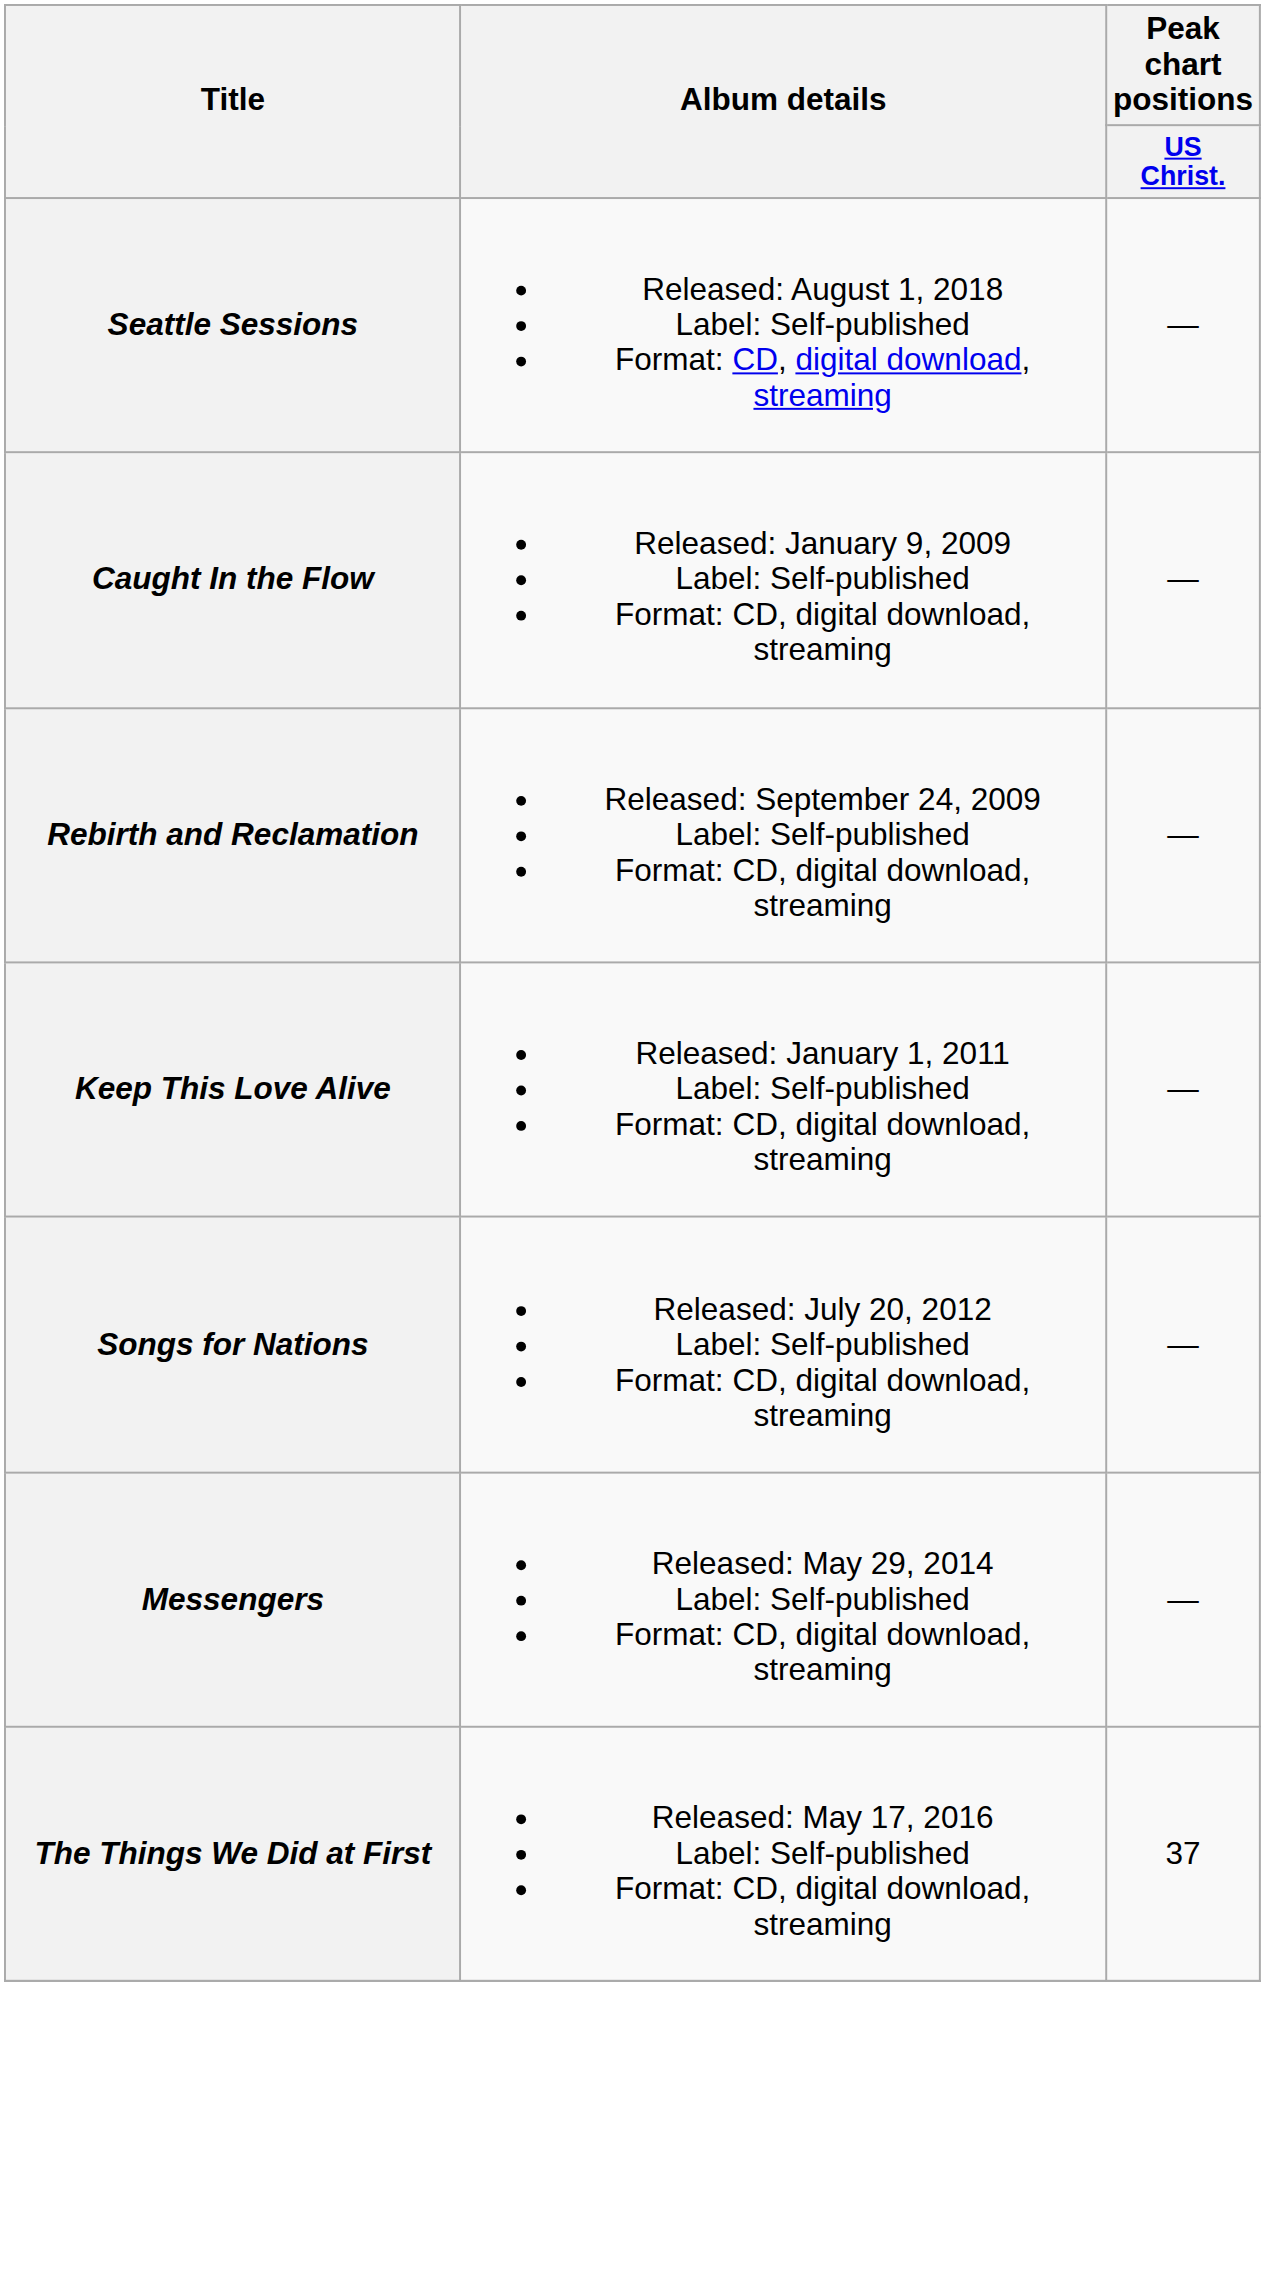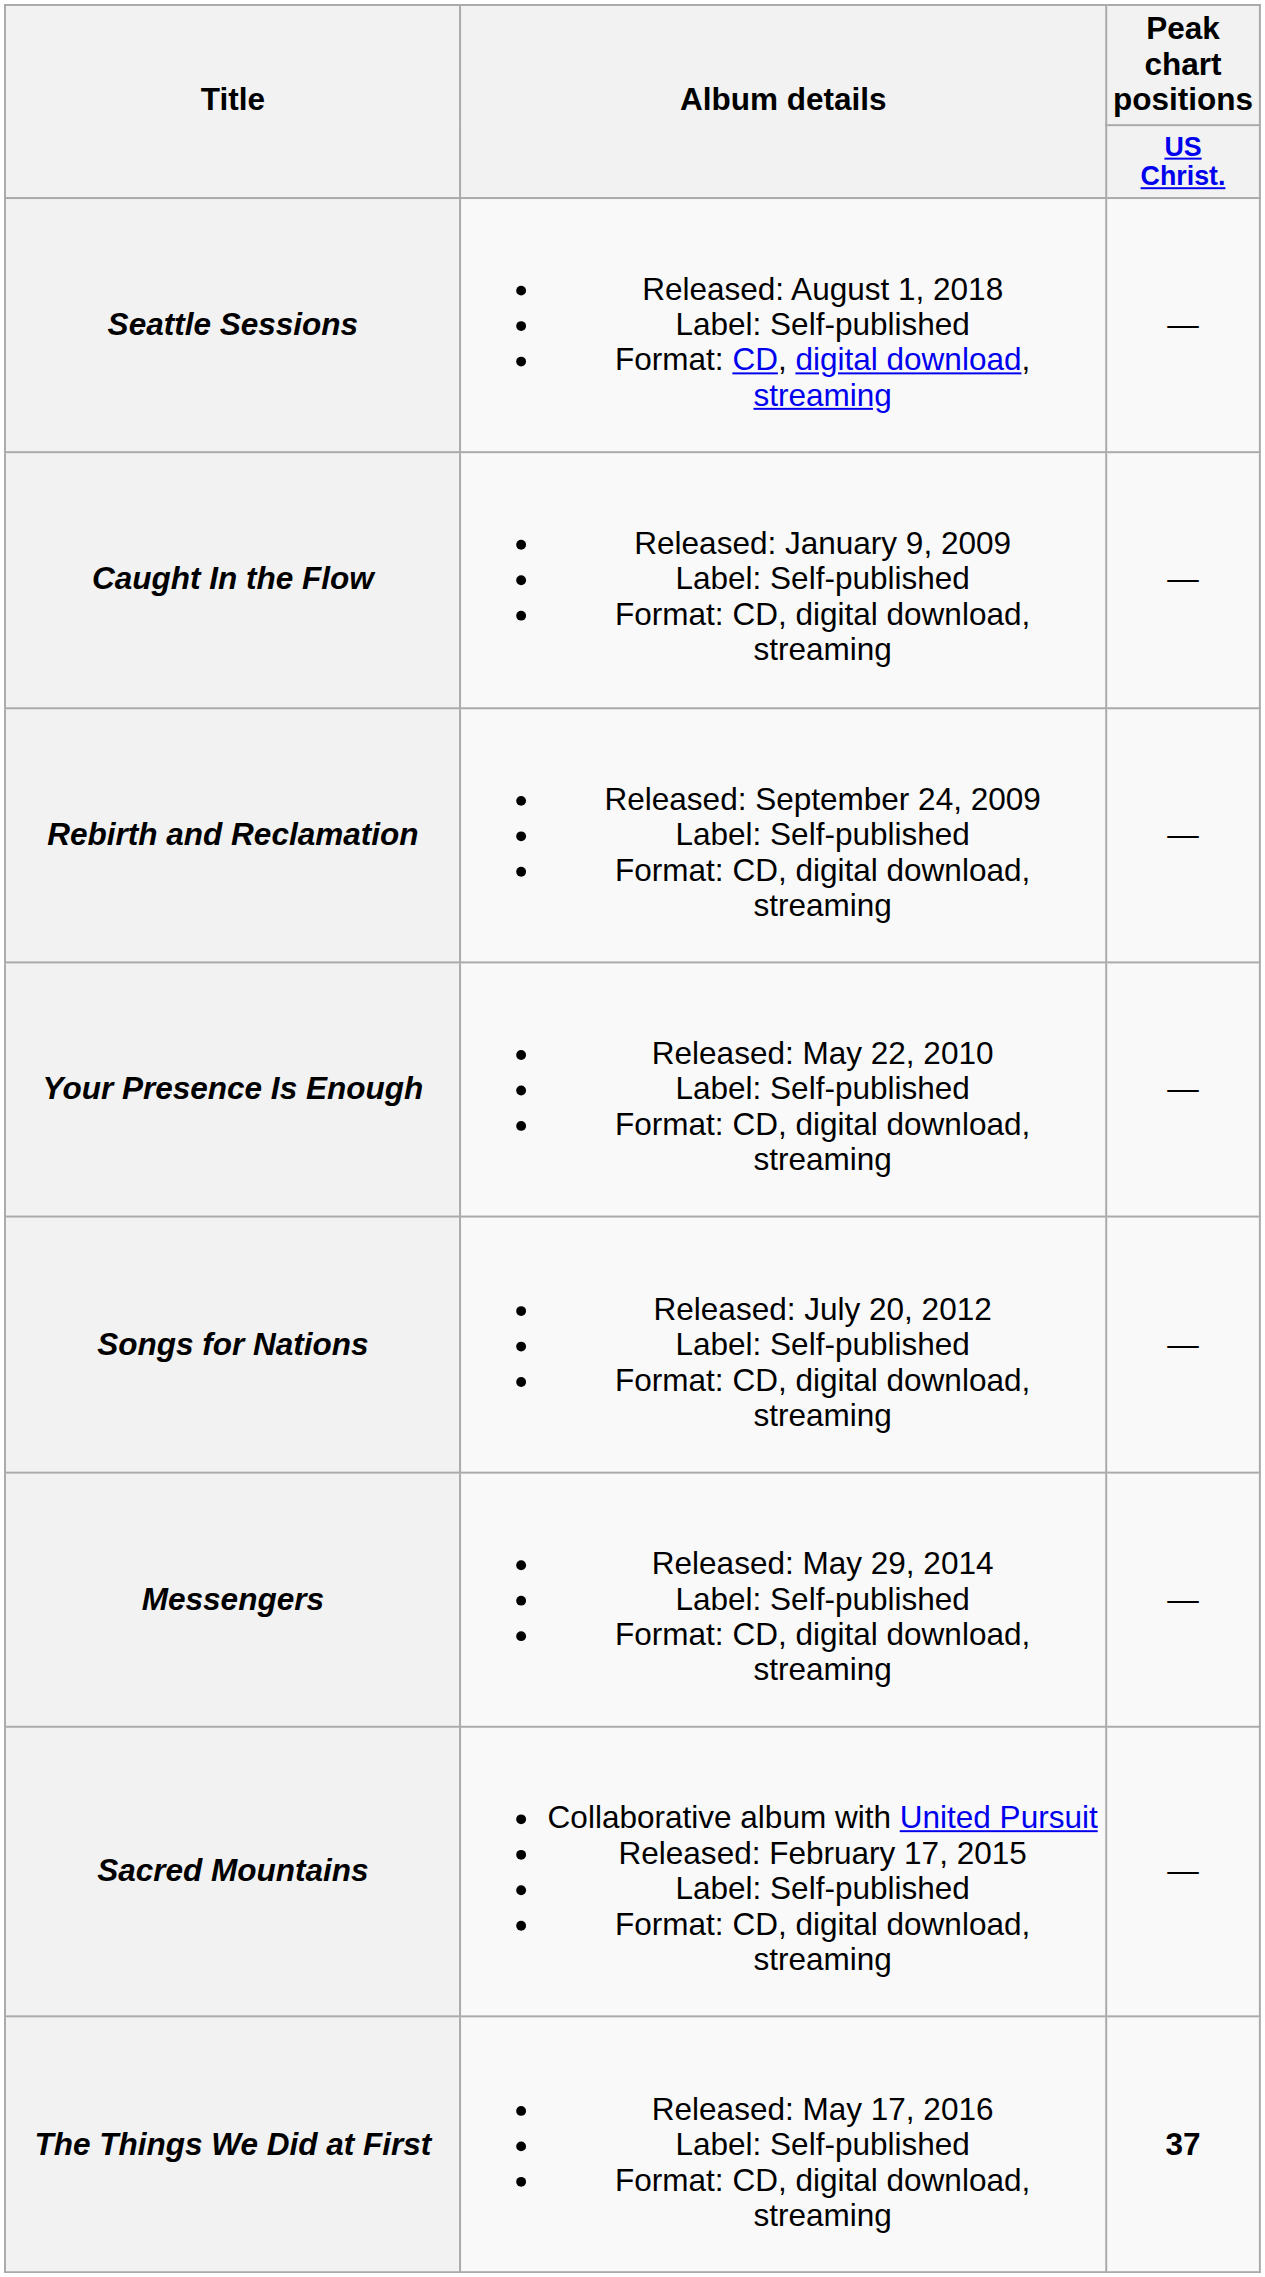+ row: (233, 1089)
- row: (233, 1089)
+ row: (233, 1871)
(1183, 1853) normal -> (1183, 2144) bold
